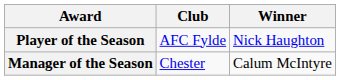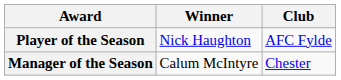columns swapped: (282, 16) <-> (193, 16)
